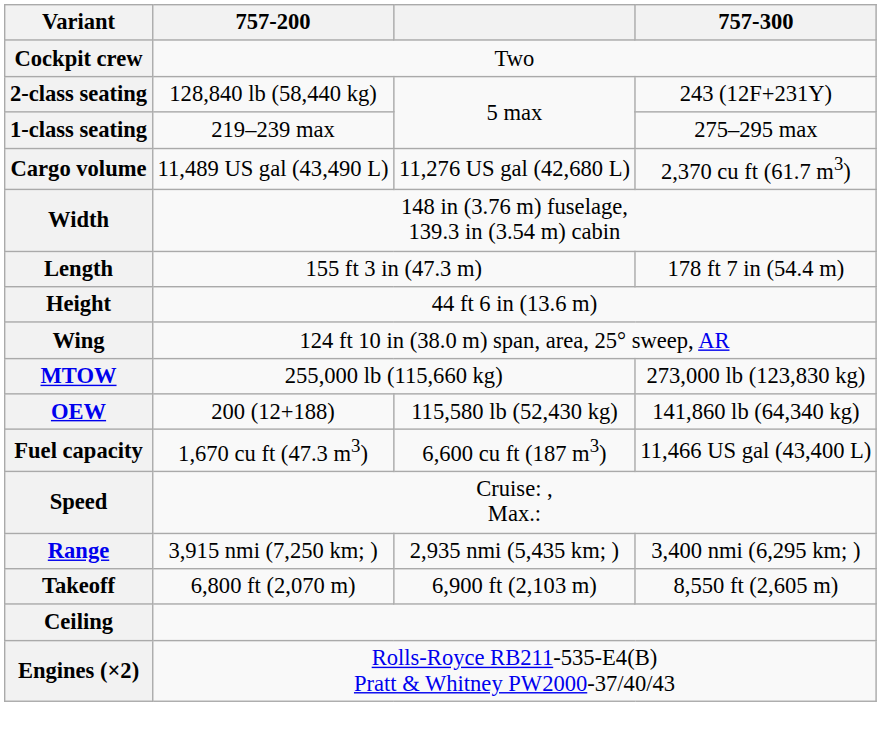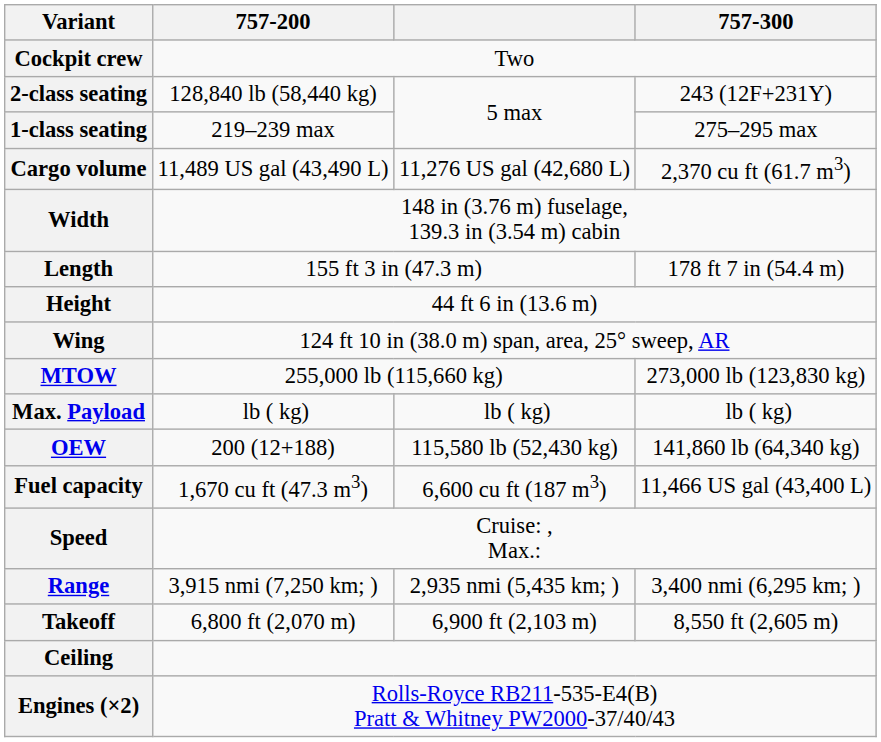+ row: (79, 411)
